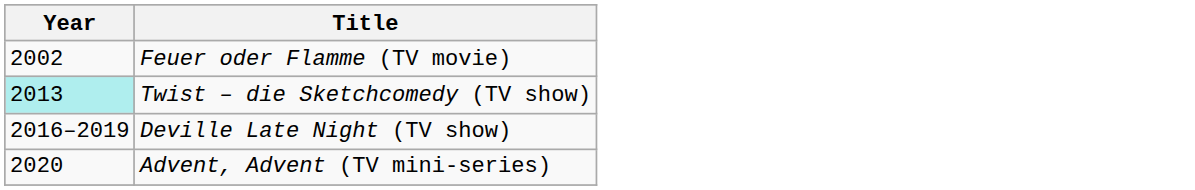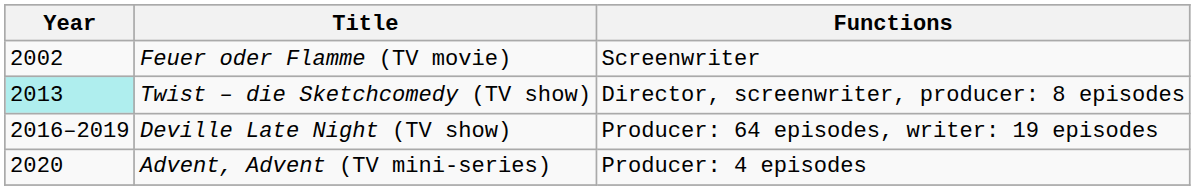+ column: (893, 23)
